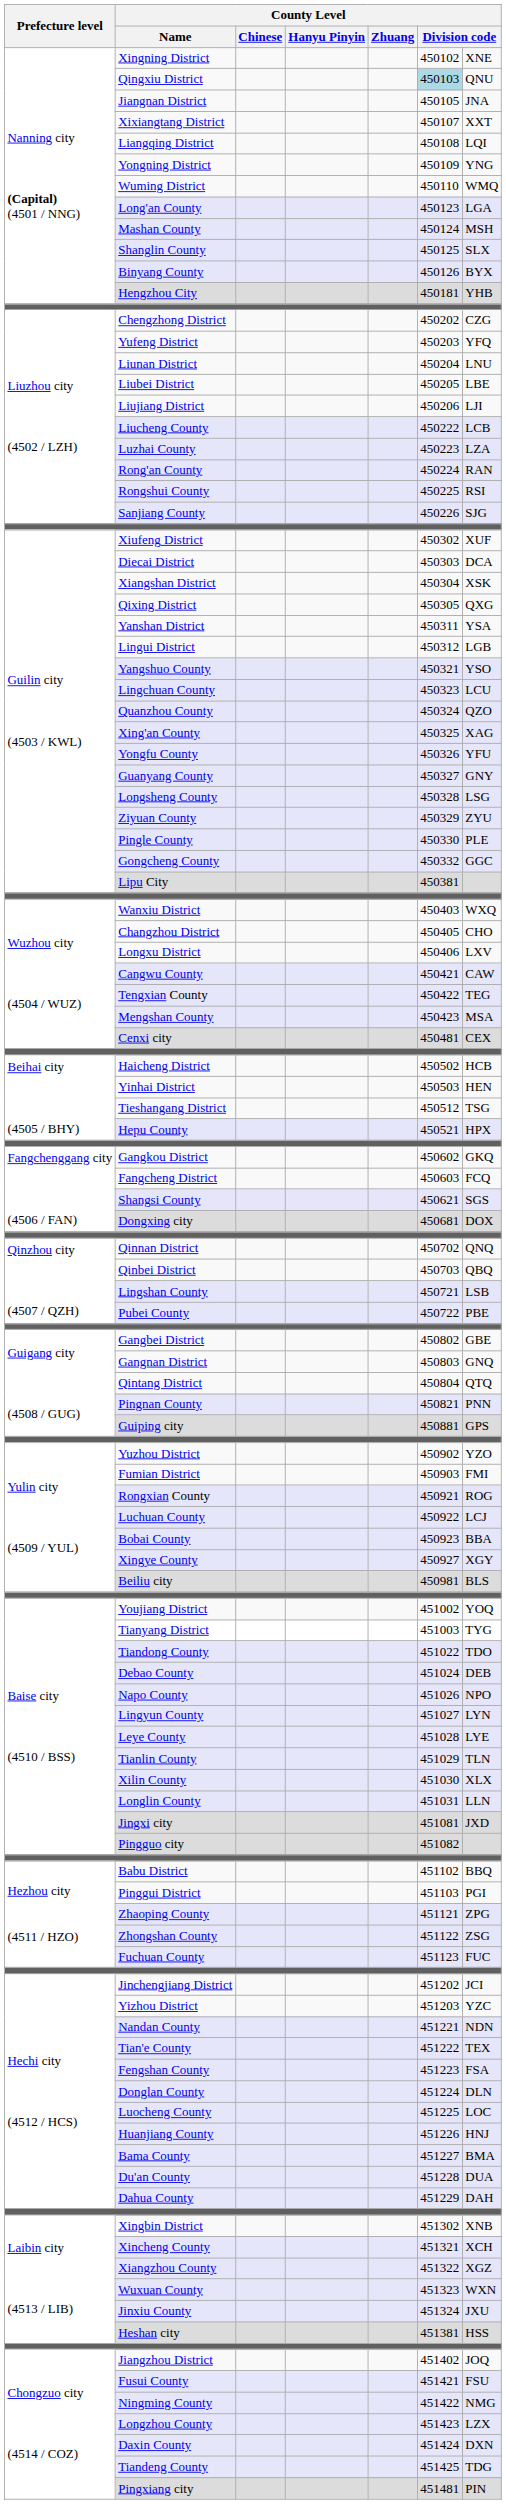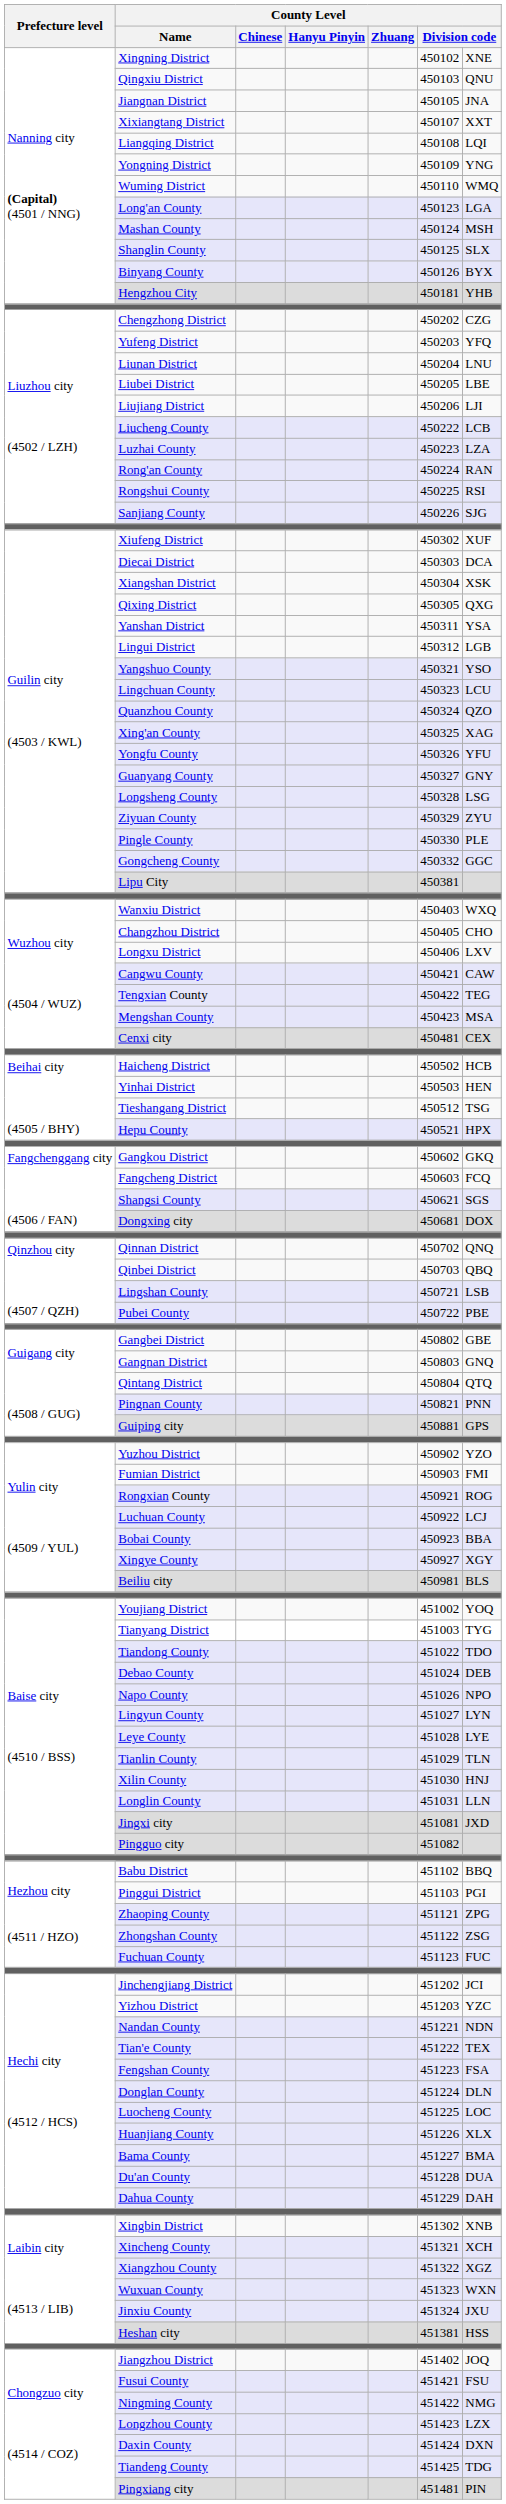(440, 79) lightblue background -> (440, 79) no background
(479, 1780) XLX -> (477, 1780) HNJ
(477, 2134) HNJ -> (479, 2134) XLX
